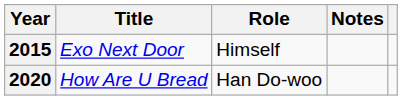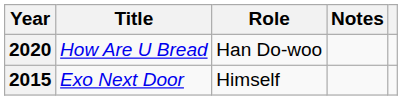rows swapped: (30, 49) <-> (30, 79)
